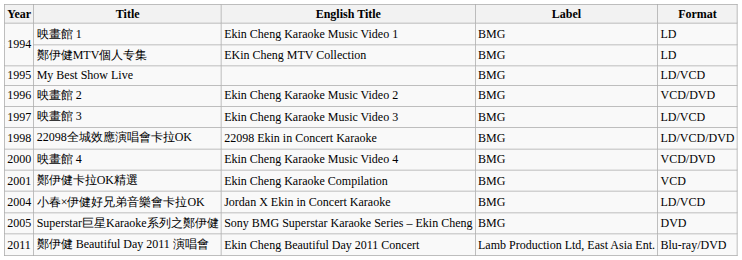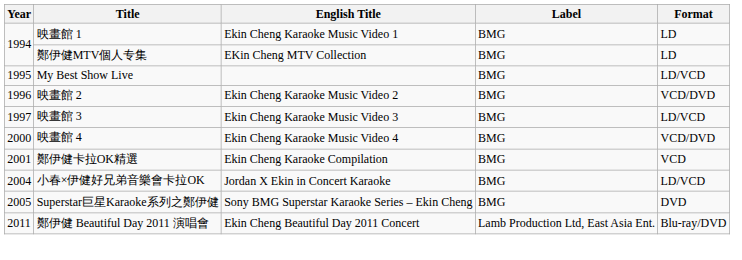- row: (114, 137)
